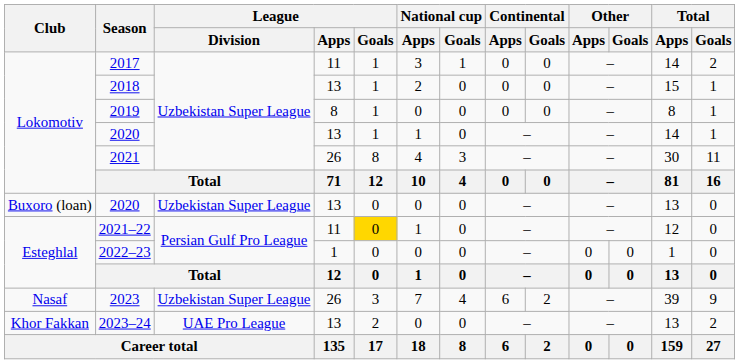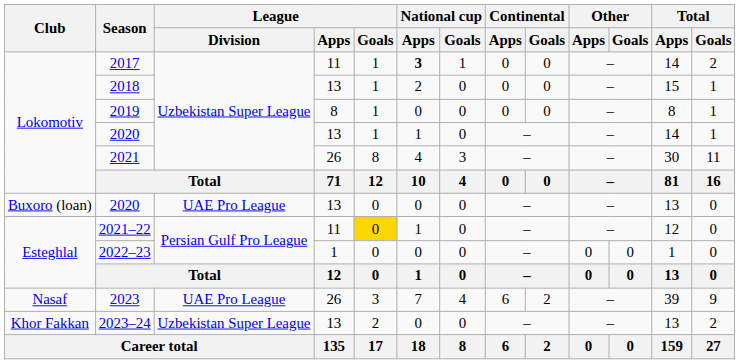(418, 63) normal -> (418, 63) bold
(234, 205) Uzbekistan Super League -> (234, 205) UAE Pro League
(234, 299) Uzbekistan Super League -> (234, 299) UAE Pro League
(234, 323) UAE Pro League -> (234, 323) Uzbekistan Super League
